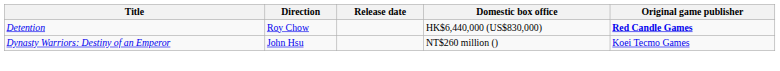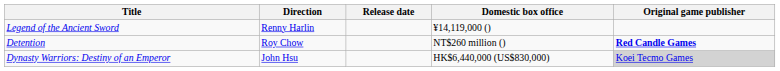+ row: (63, 27)
(484, 27) HK$6,440,000 (US$830,000) -> (469, 43) NT$260 million ()
(462, 43) NT$260 million () -> (491, 58) HK$6,440,000 (US$830,000)
(651, 43) no background -> (654, 58) lightgrey background
